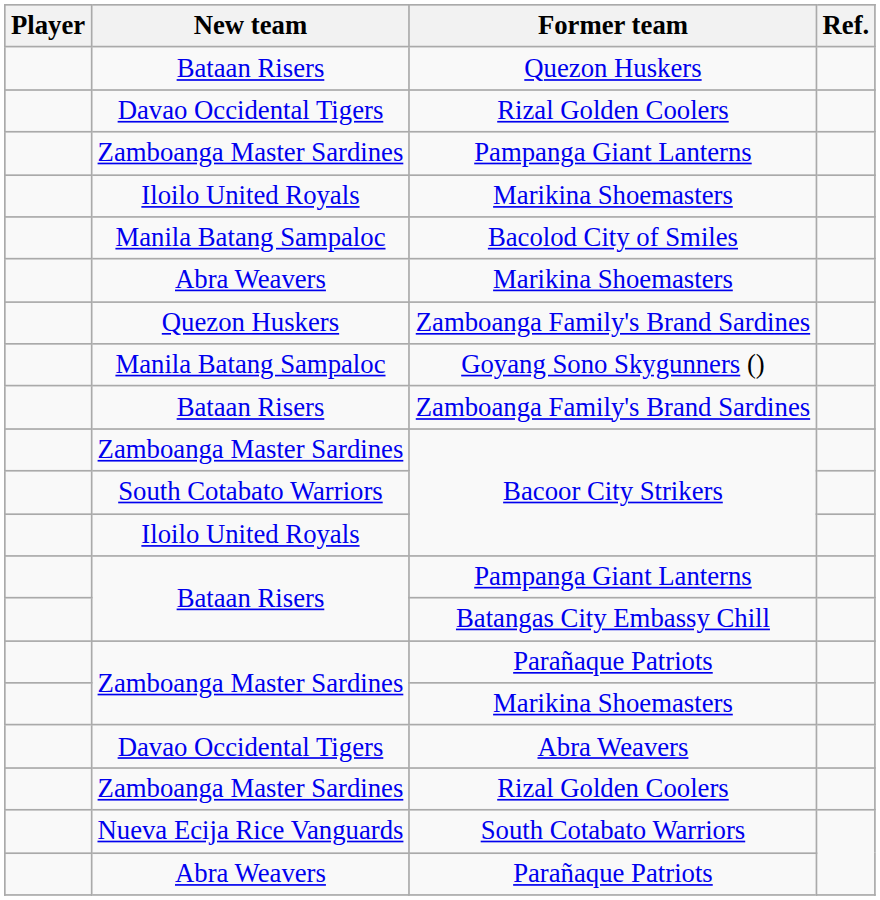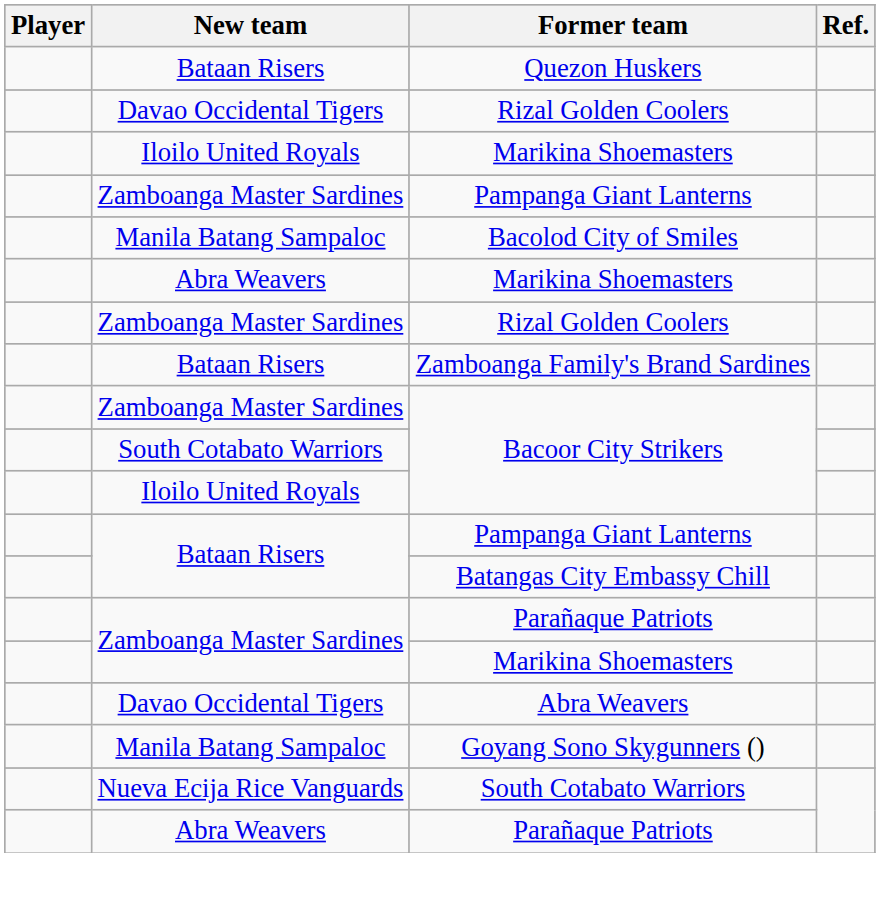rows swapped: (250, 152) <-> (250, 195)
- row: (250, 322)
rows swapped: (250, 788) <-> (250, 364)
